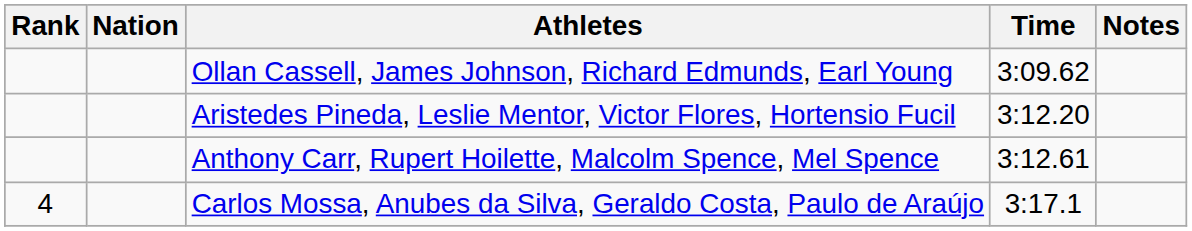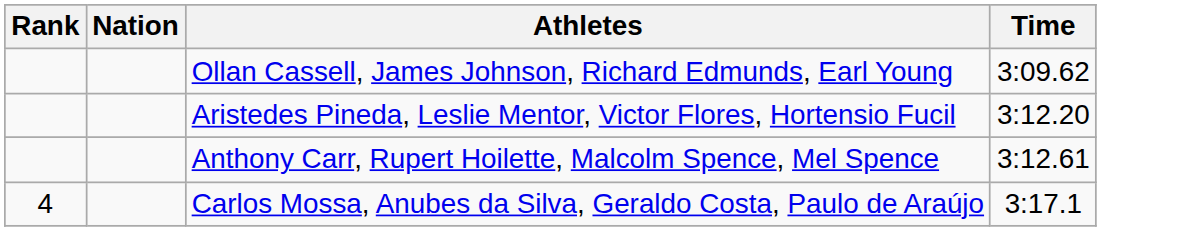- column: (1141, 26)
